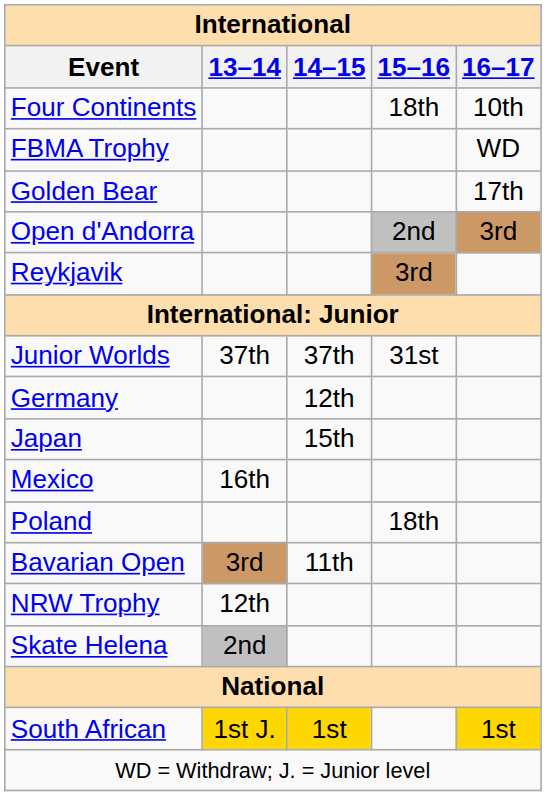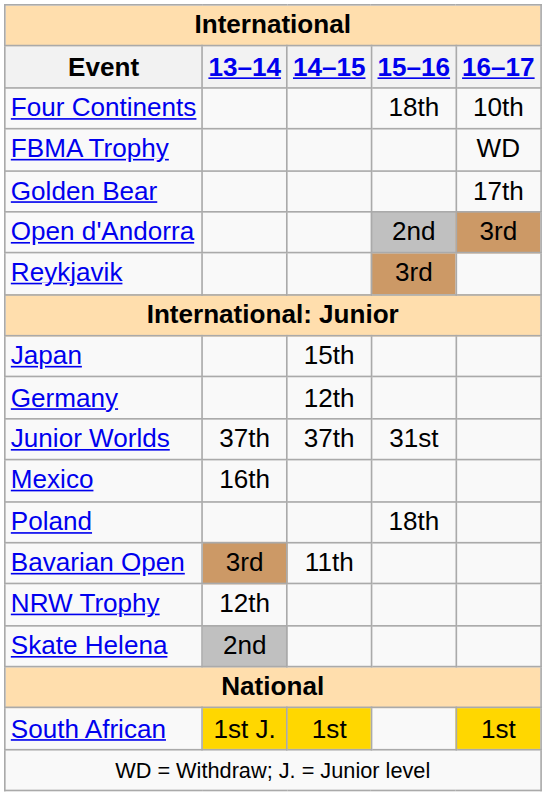rows swapped: (90, 356) <-> (46, 438)
